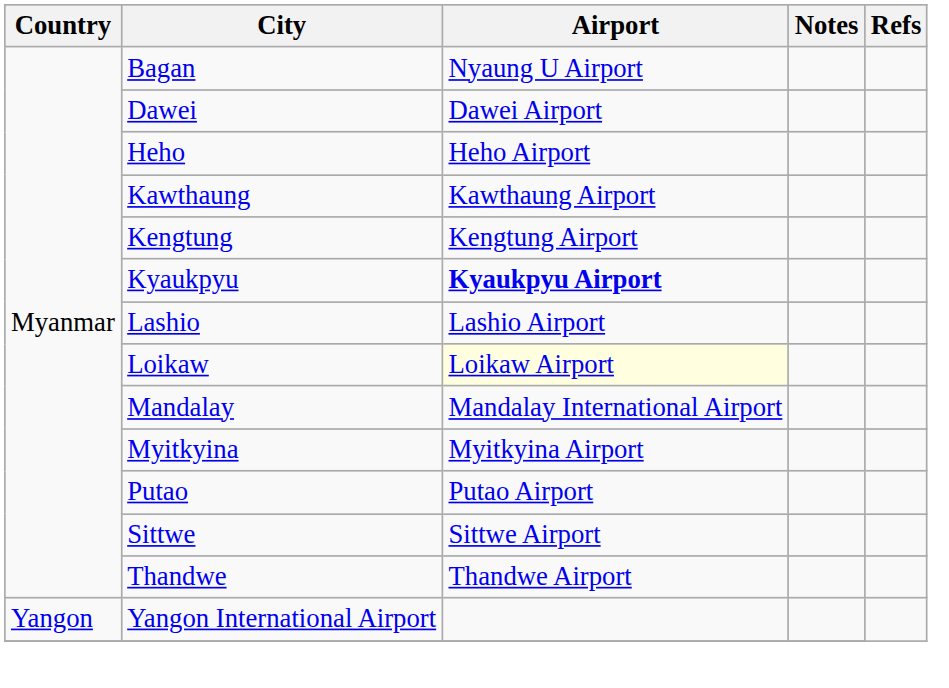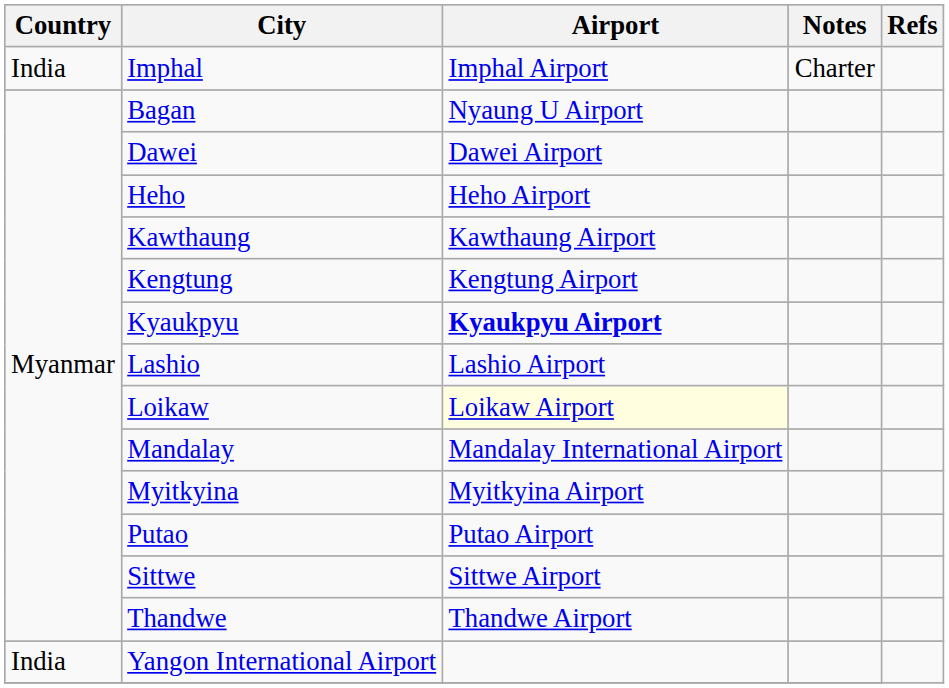+ row: (165, 68)
(52, 618) Yangon -> (38, 661) India
